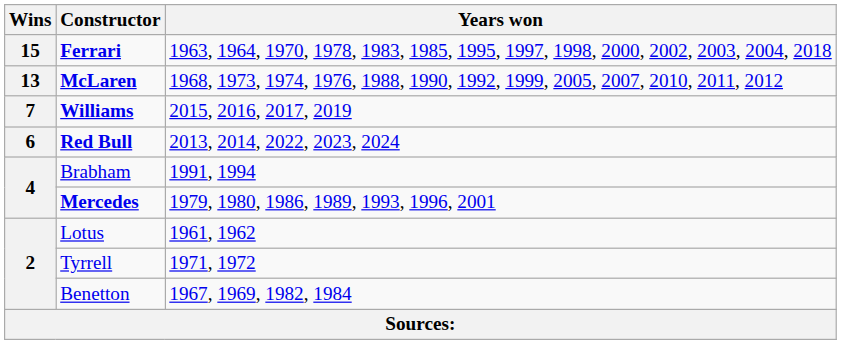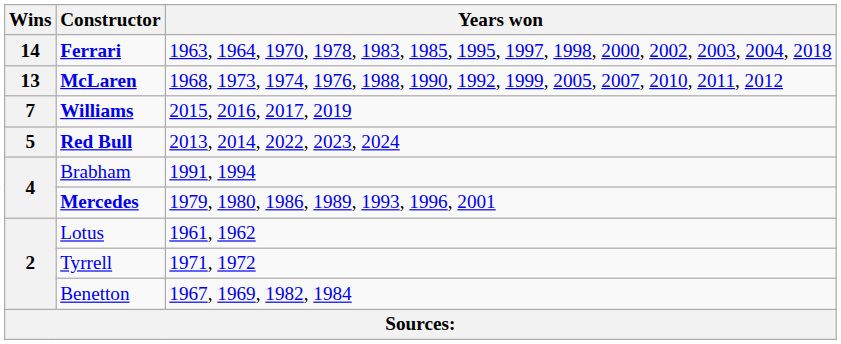(30, 50) 15 -> (30, 50) 14
(30, 141) 6 -> (30, 141) 5
